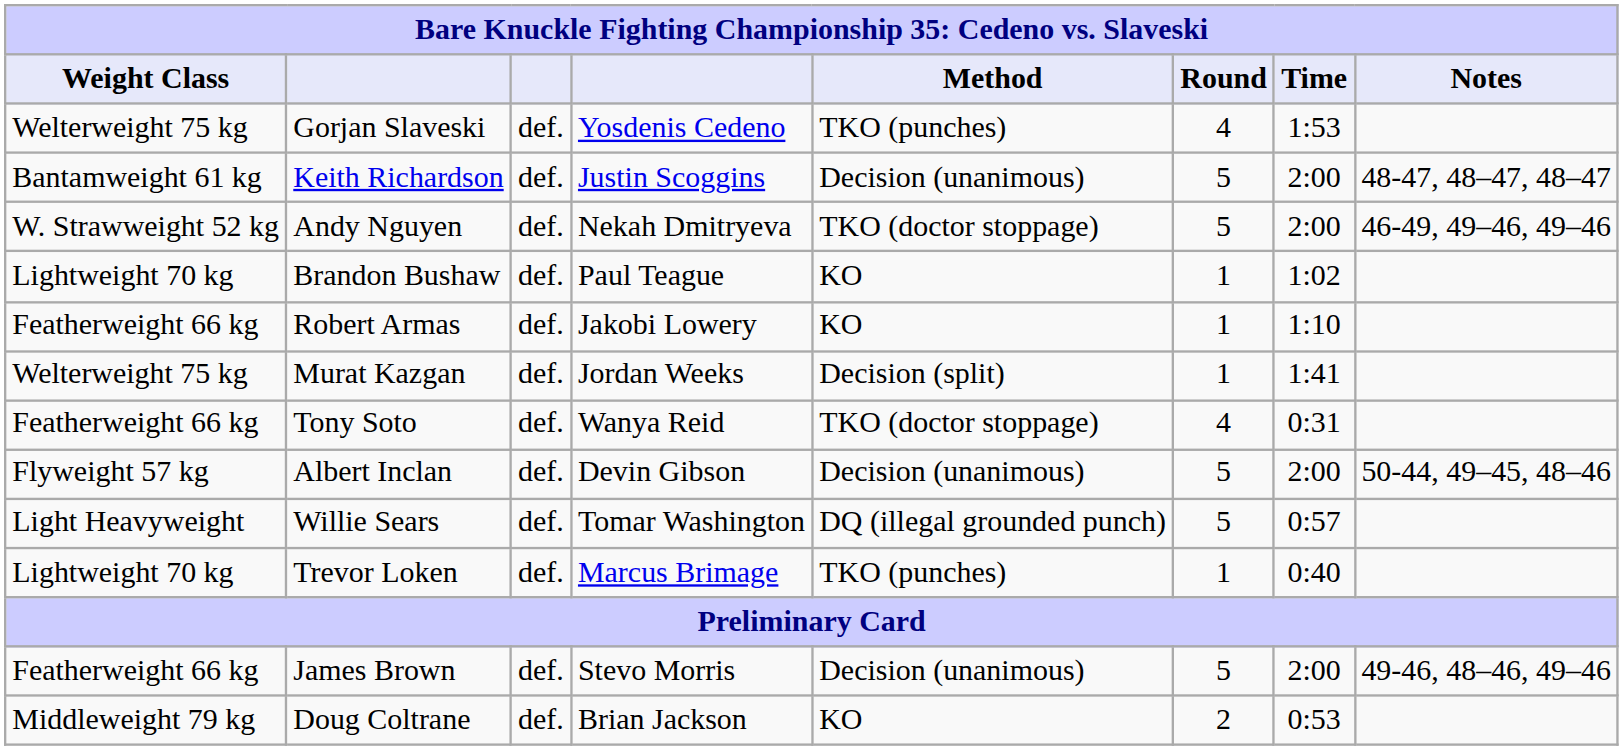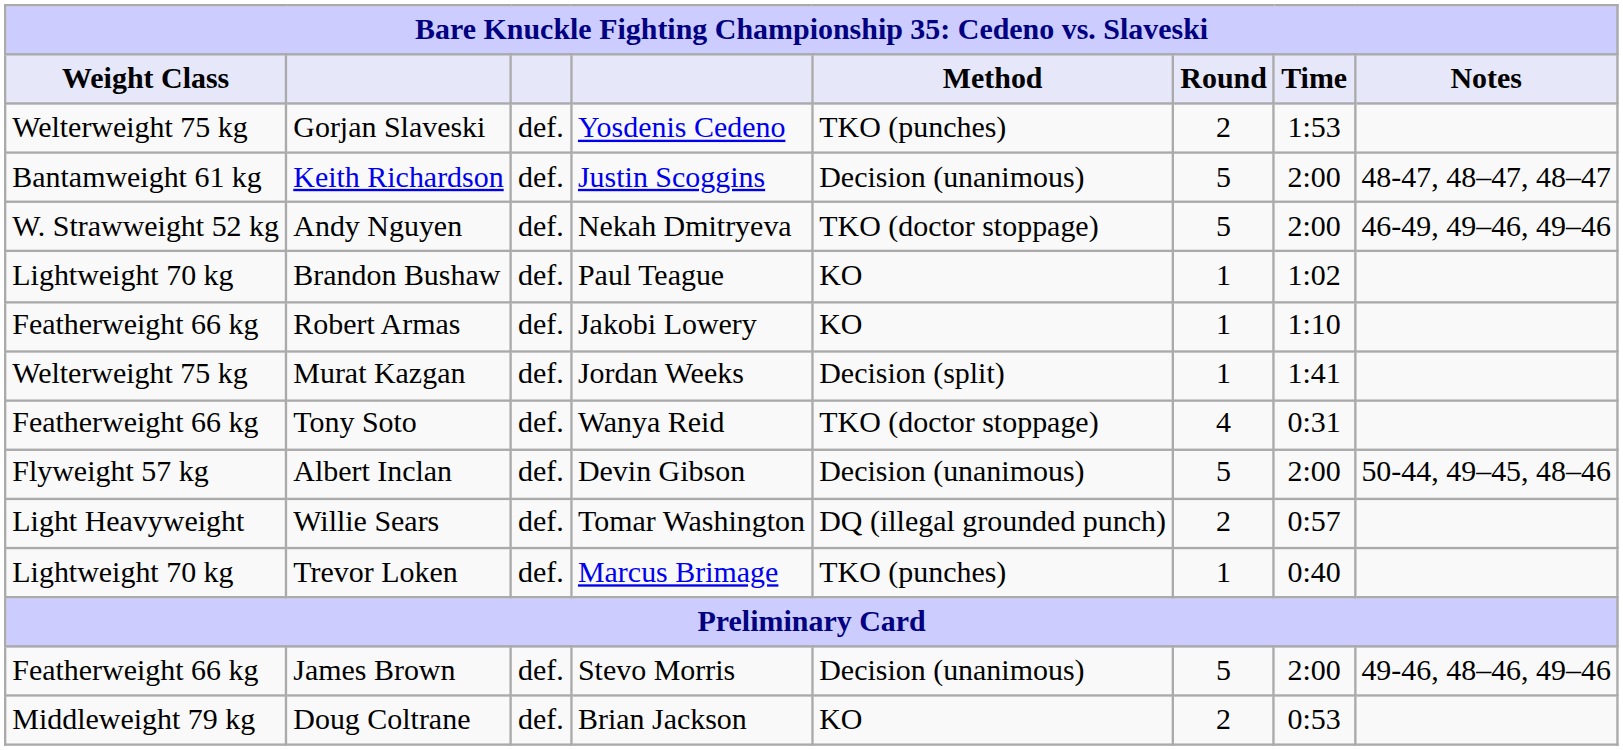(1224, 127) 4 -> (1224, 127) 2
(1224, 522) 5 -> (1224, 522) 2
